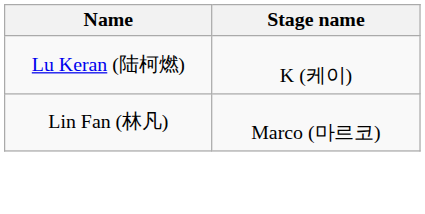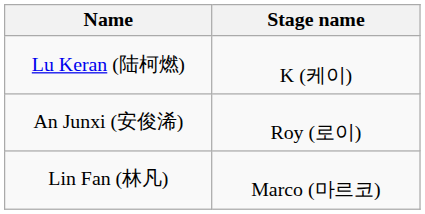+ row: (108, 121)
